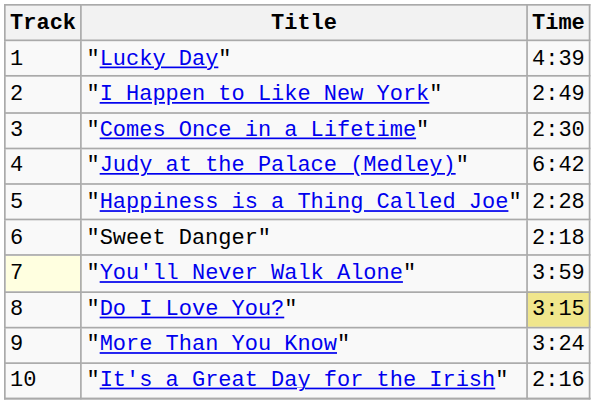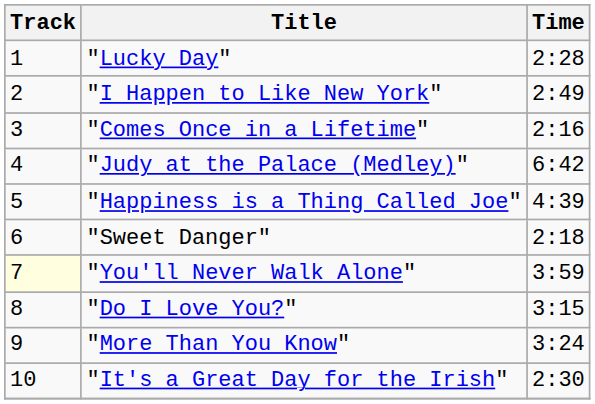(558, 59) 4:39 -> (558, 59) 2:28
(558, 130) 2:30 -> (558, 130) 2:16
(558, 202) 2:28 -> (558, 202) 4:39
(558, 309) khaki background -> (558, 309) no background
(558, 381) 2:16 -> (558, 381) 2:30
